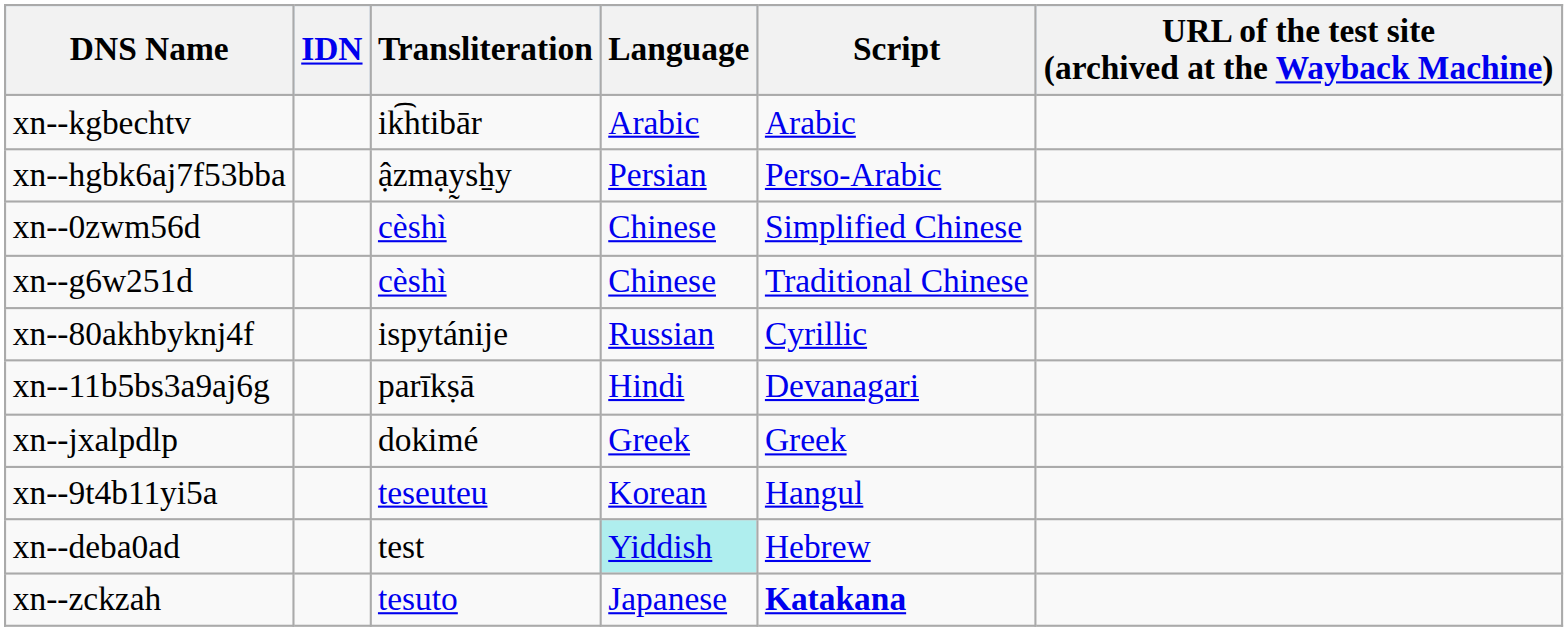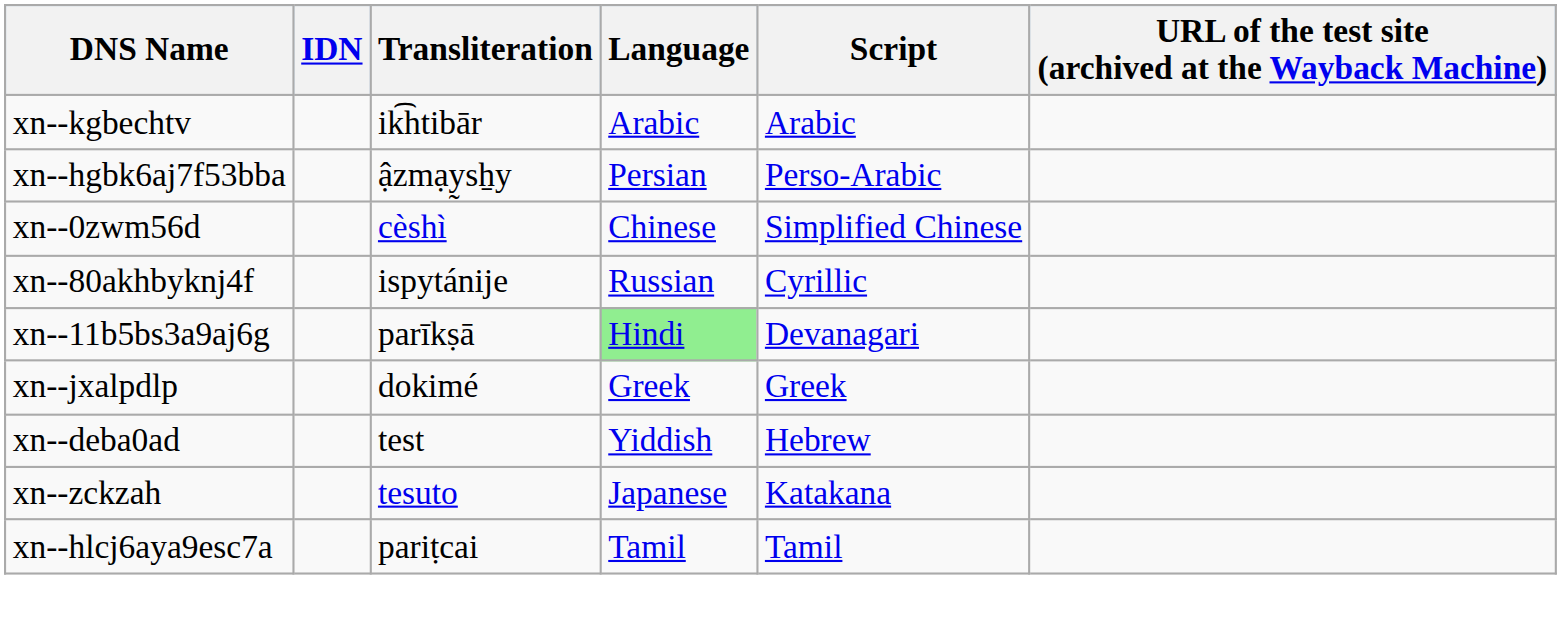- row: (103, 280)
(646, 386) no background -> (646, 333) lightgreen background
- row: (115, 492)
(660, 545) paleturquoise background -> (660, 439) no background
(836, 598) bold -> (828, 492) normal
+ row: (143, 545)
